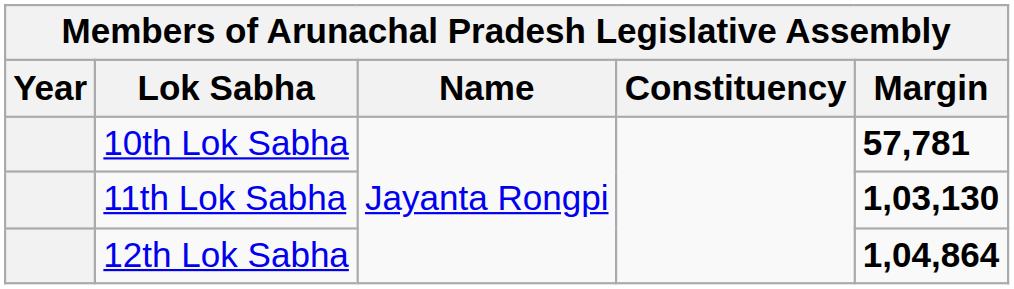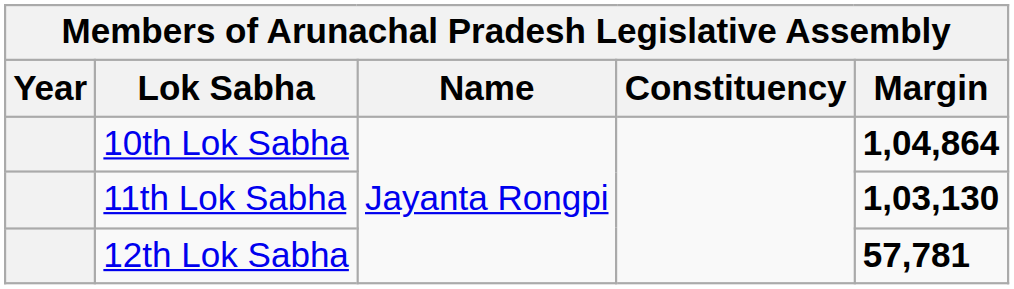(916, 143) 57,781 -> (931, 143) 1,04,864
(931, 254) 1,04,864 -> (916, 254) 57,781
